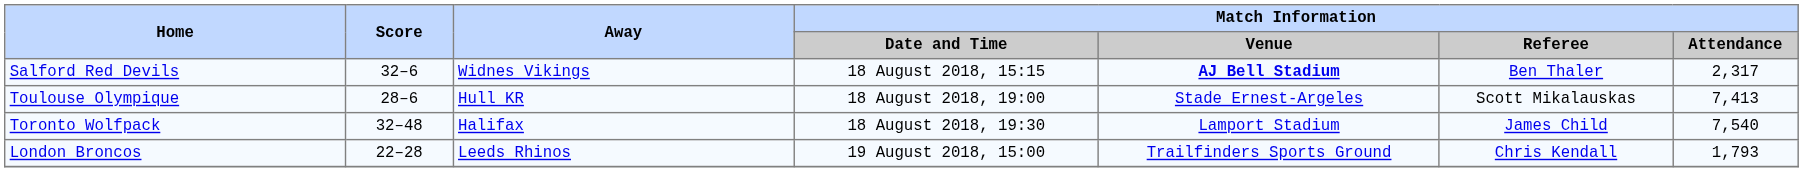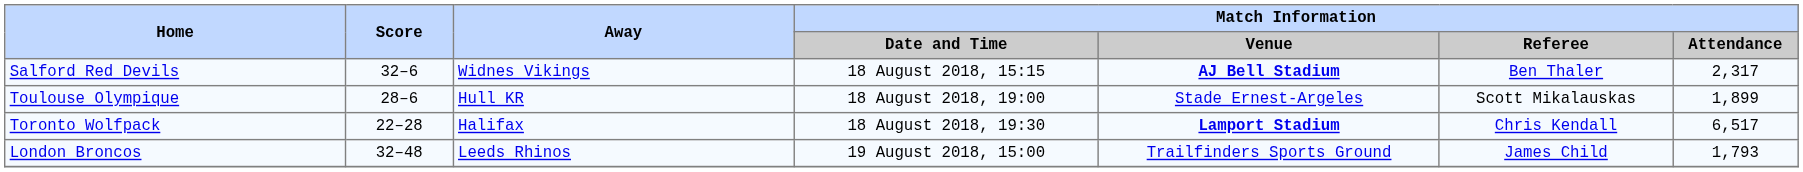(1735, 99) 7,413 -> (1735, 99) 1,899
(399, 126) 32–48 -> (399, 126) 22–28
(1269, 126) normal -> (1269, 126) bold
(1556, 126) James Child -> (1556, 126) Chris Kendall
(1735, 126) 7,540 -> (1735, 126) 6,517
(399, 153) 22–28 -> (399, 153) 32–48
(1556, 153) Chris Kendall -> (1556, 153) James Child
